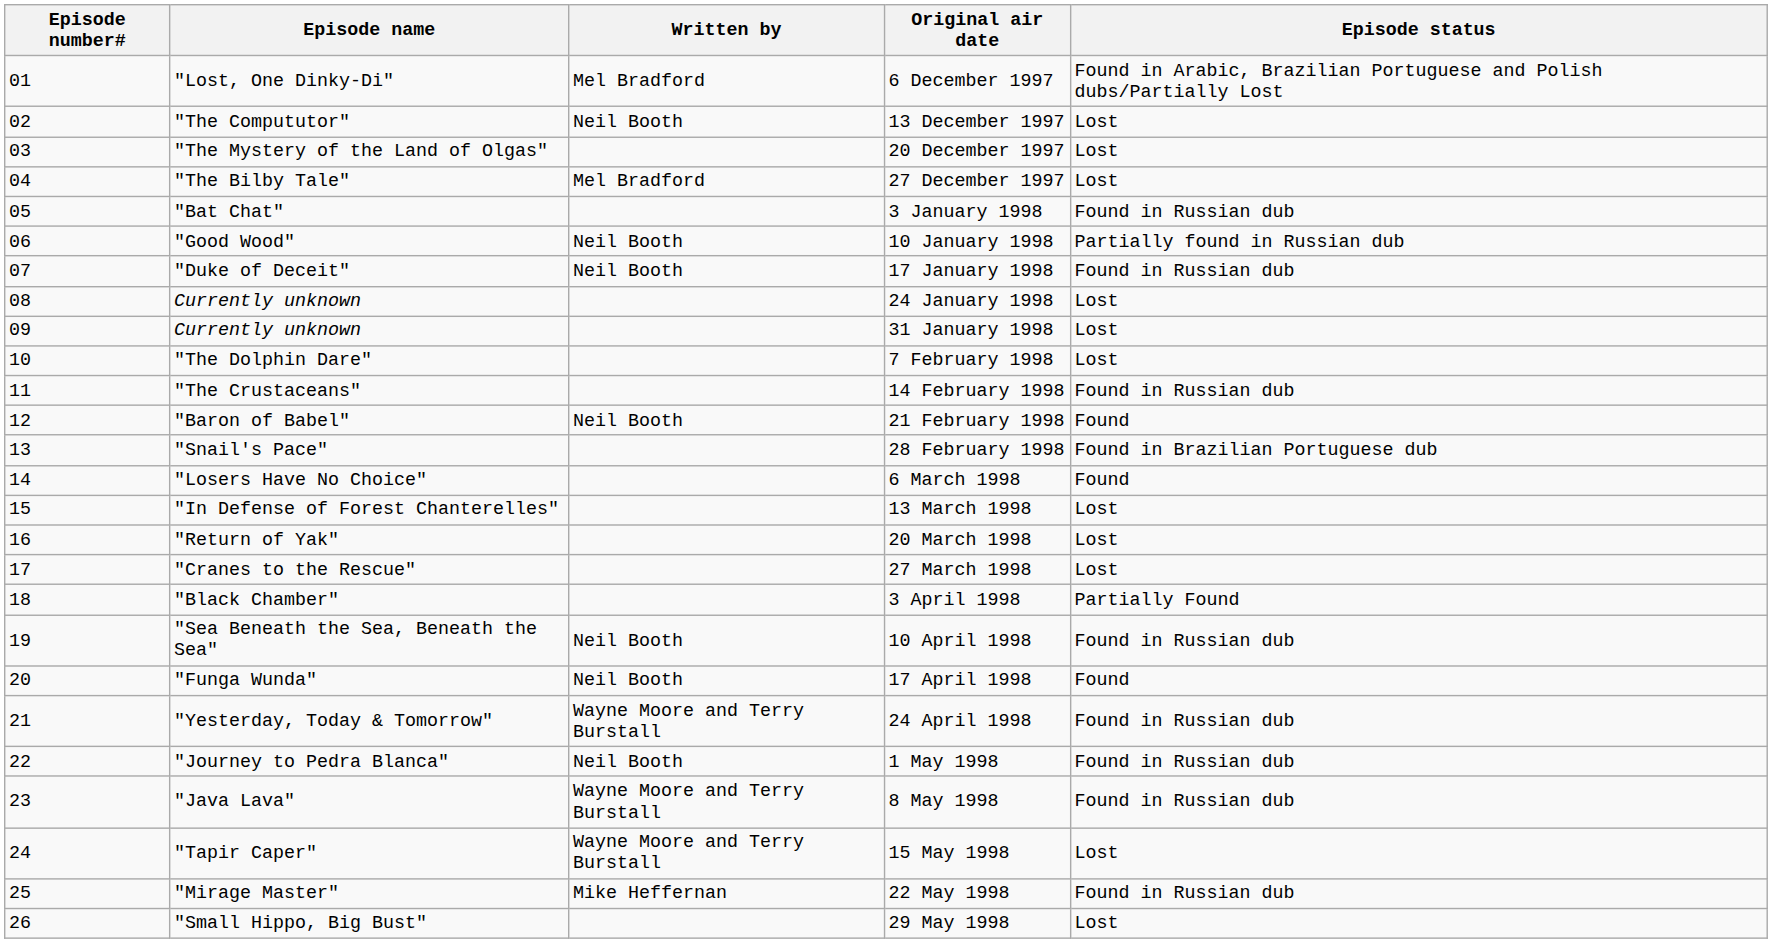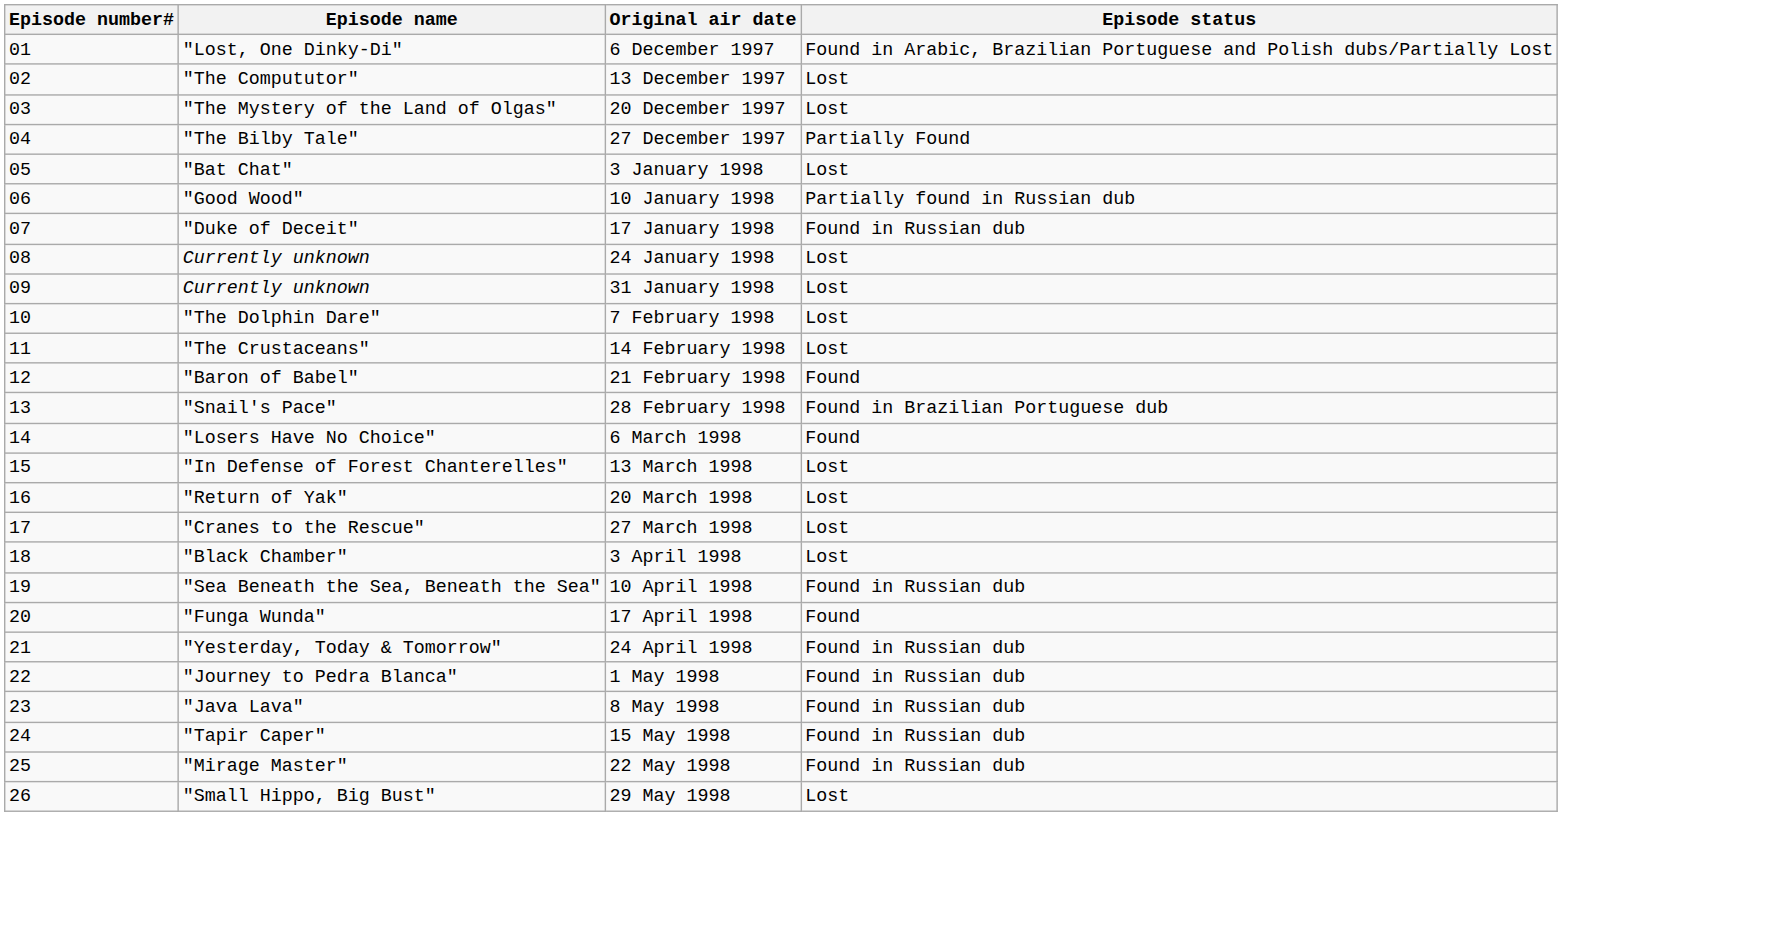- column: (726, 30)
(1096, 181) Lost -> (888, 139) Partially Found
(1184, 211) Found in Russian dub -> (827, 169) Lost
(1184, 391) Found in Russian dub -> (827, 348) Lost
(1157, 600) Partially Found -> (827, 557) Lost
(1096, 853) Lost -> (915, 737) Found in Russian dub
